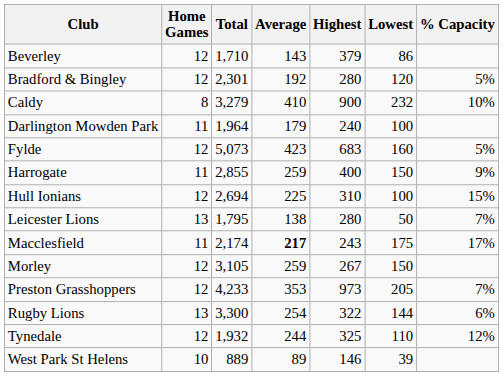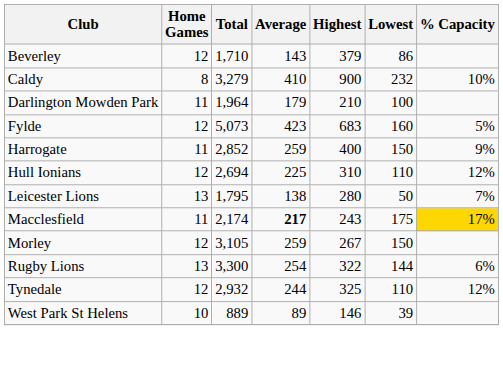- row: (67, 79)
(350, 126) 240 -> (350, 102) 210
(232, 172) 2,855 -> (232, 149) 2,852
(402, 196) 100 -> (402, 172) 110
(481, 196) 15% -> (481, 172) 12%
(481, 242) no background -> (481, 219) gold background
- row: (72, 289)
(232, 336) 1,932 -> (232, 289) 2,932
